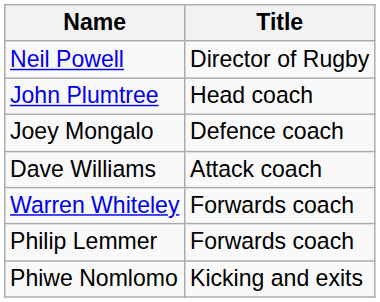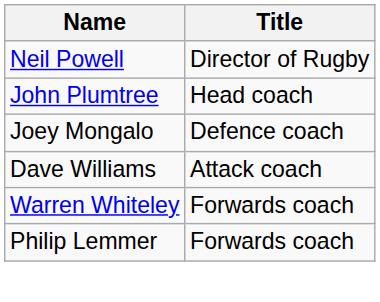- row: (94, 278)
